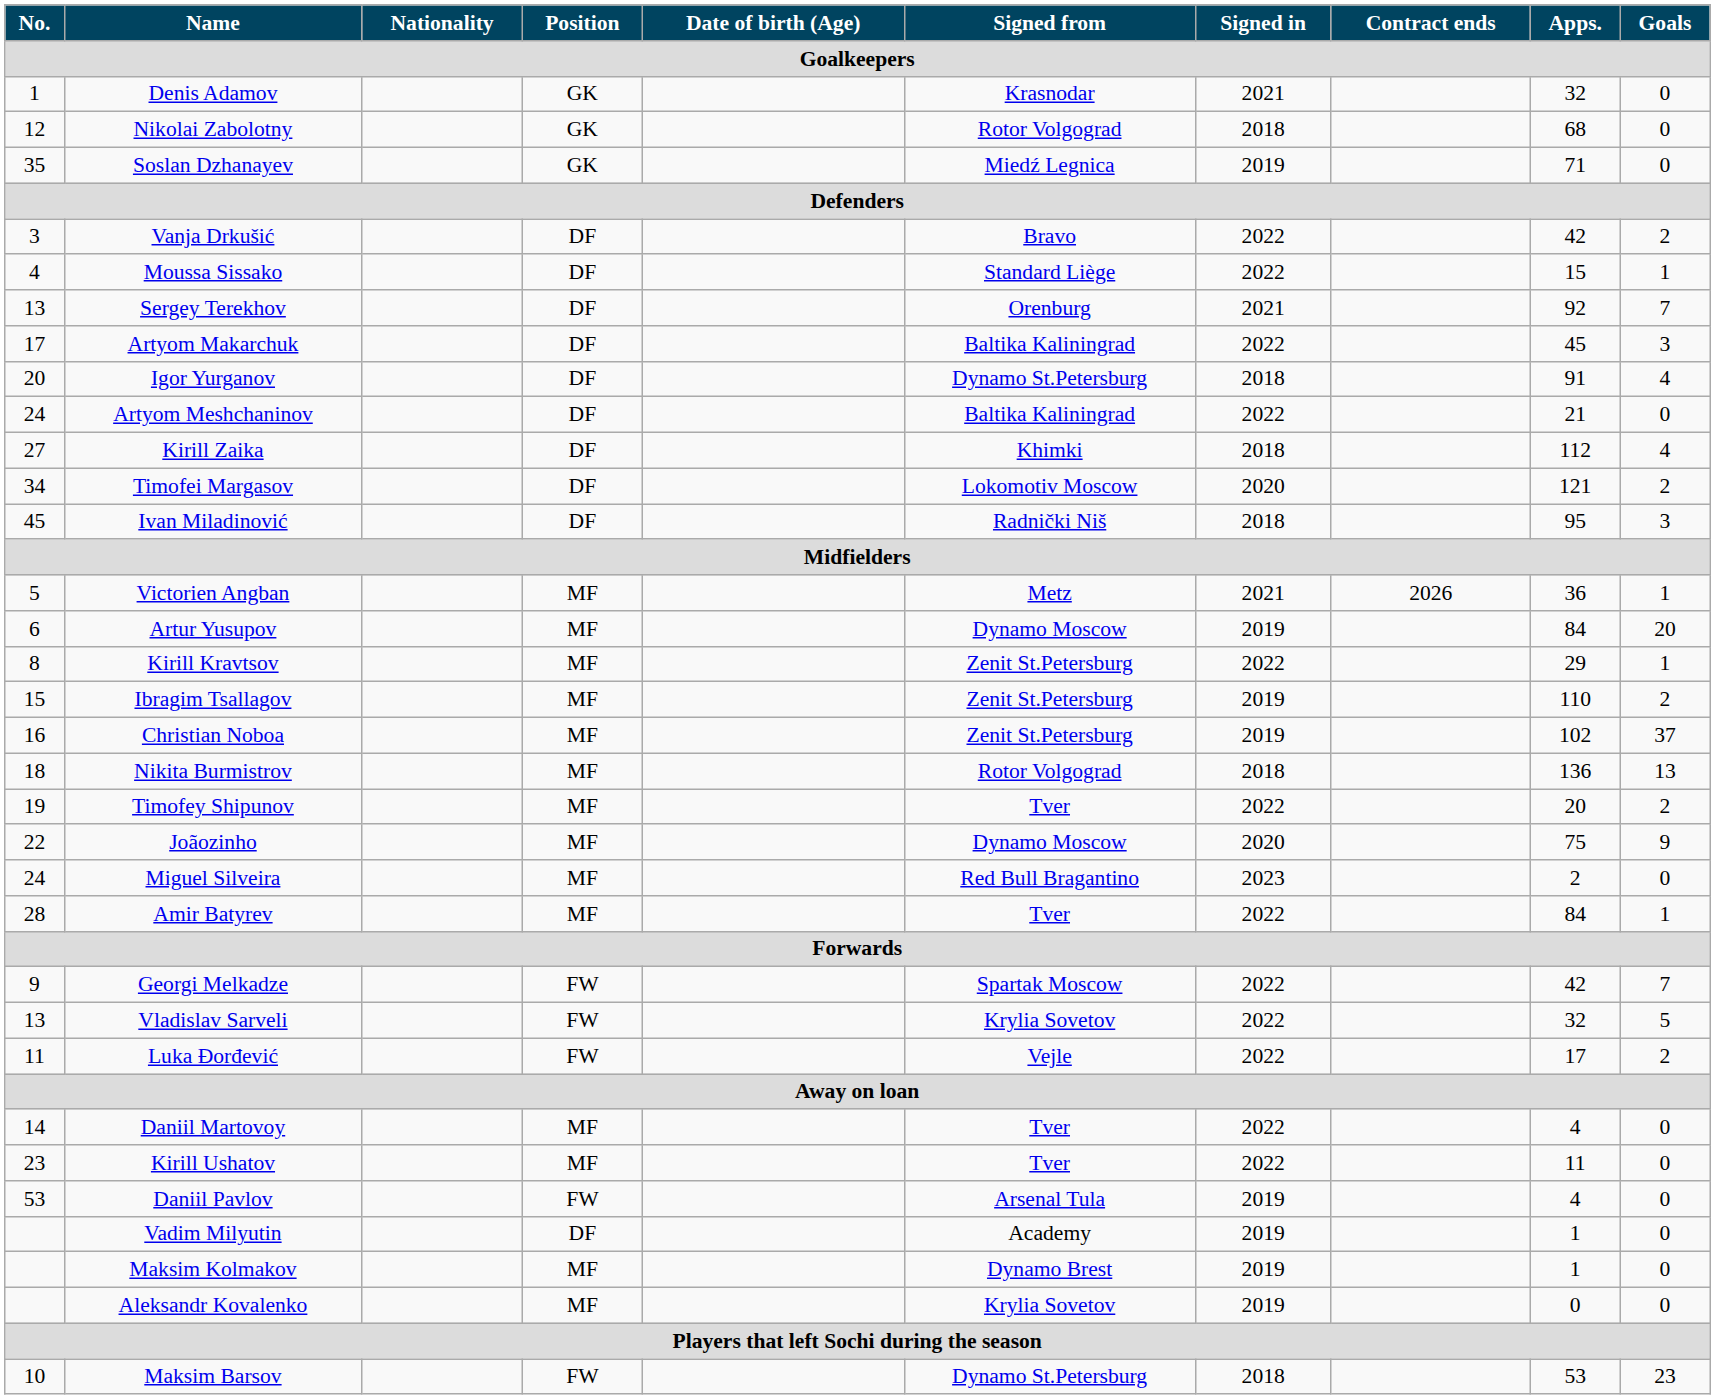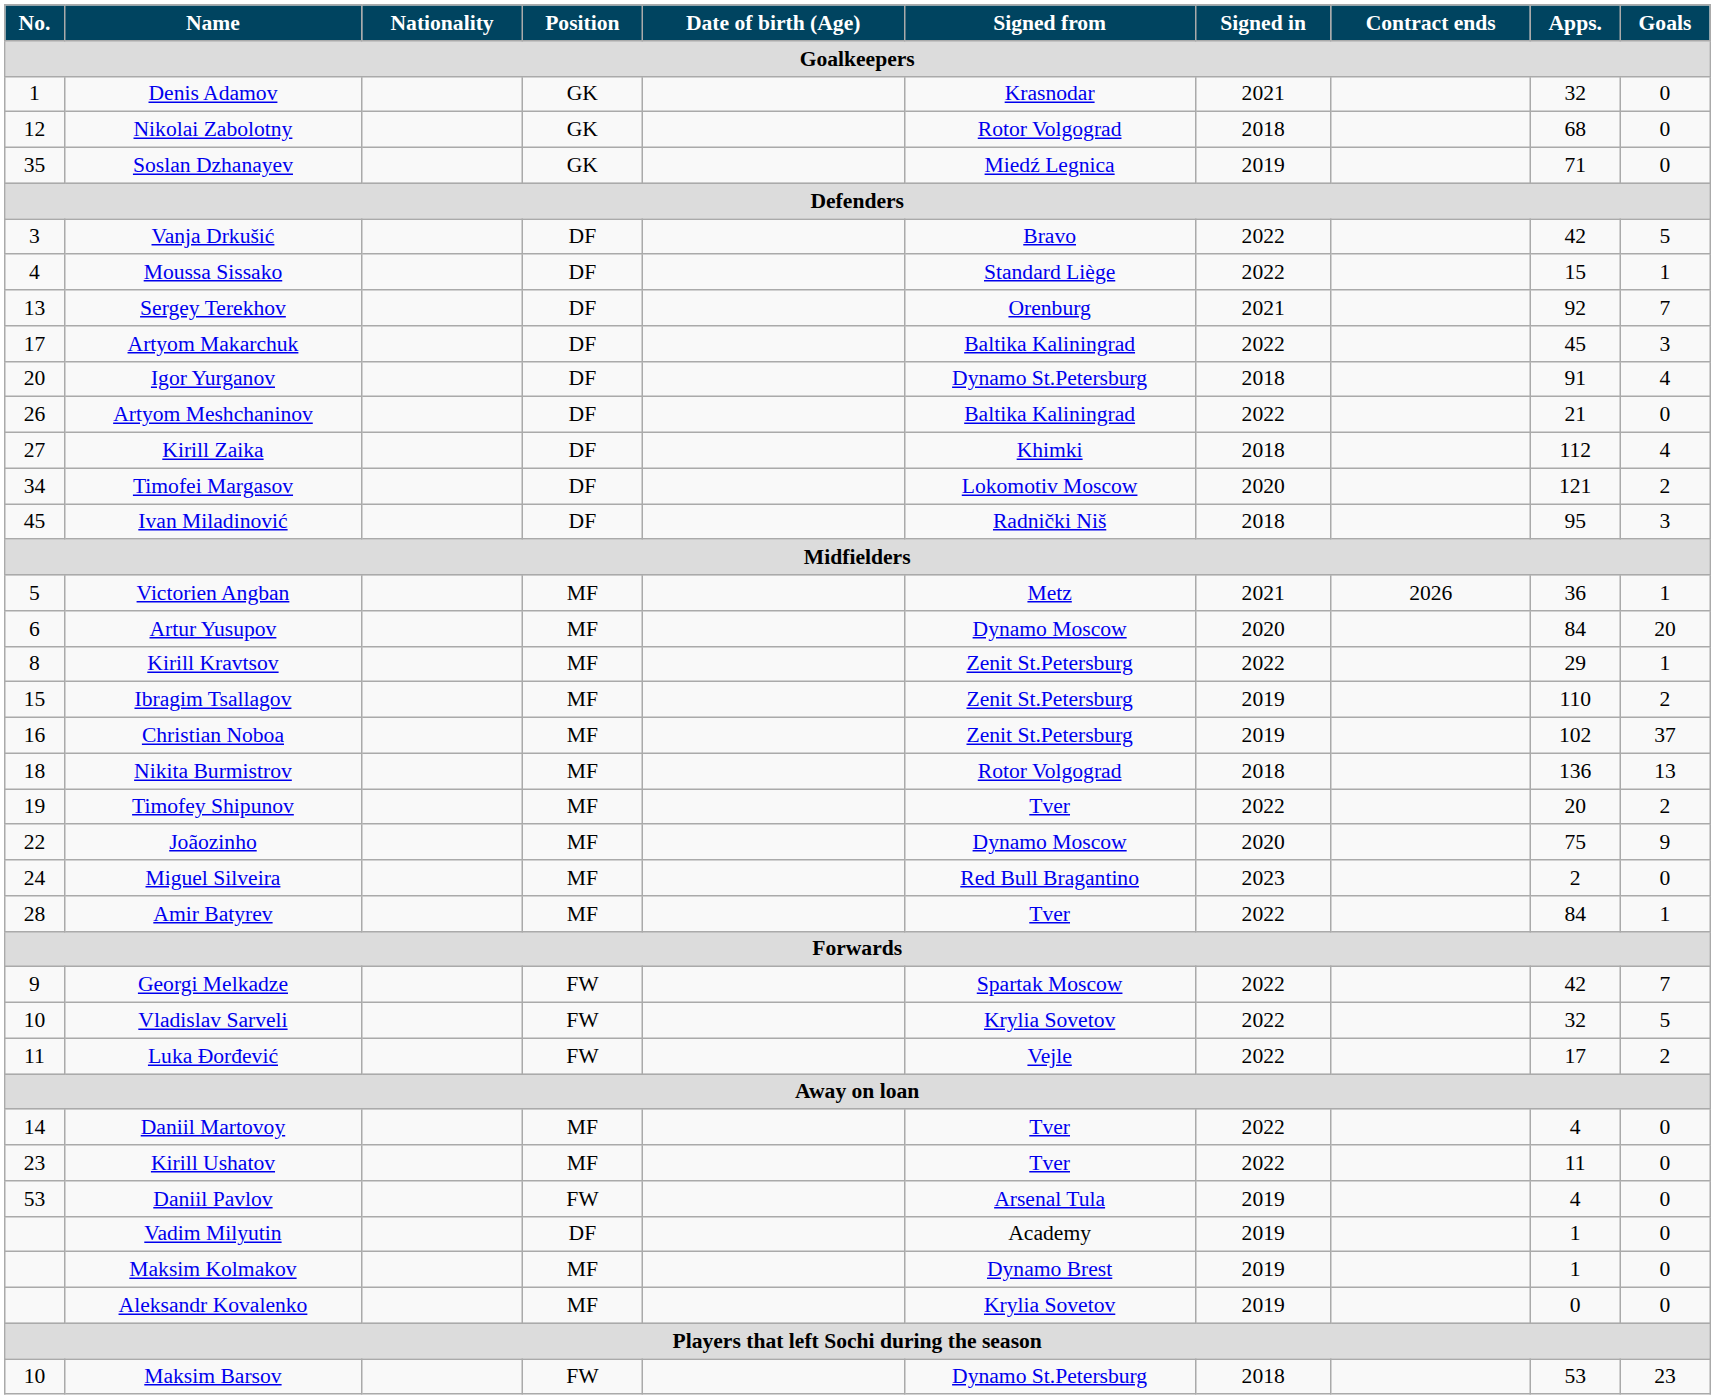(1665, 236) 2 -> (1665, 236) 5
(34, 414) 24 -> (34, 414) 26
(1263, 628) 2019 -> (1263, 628) 2020
(34, 1020) 13 -> (34, 1020) 10
